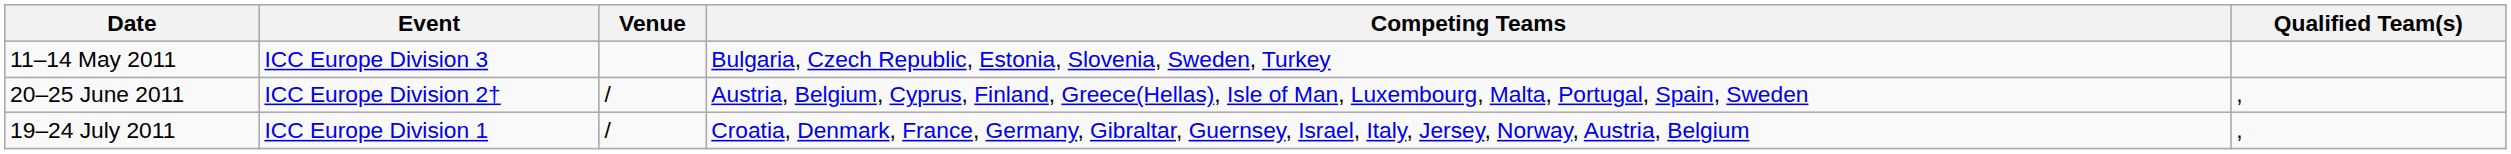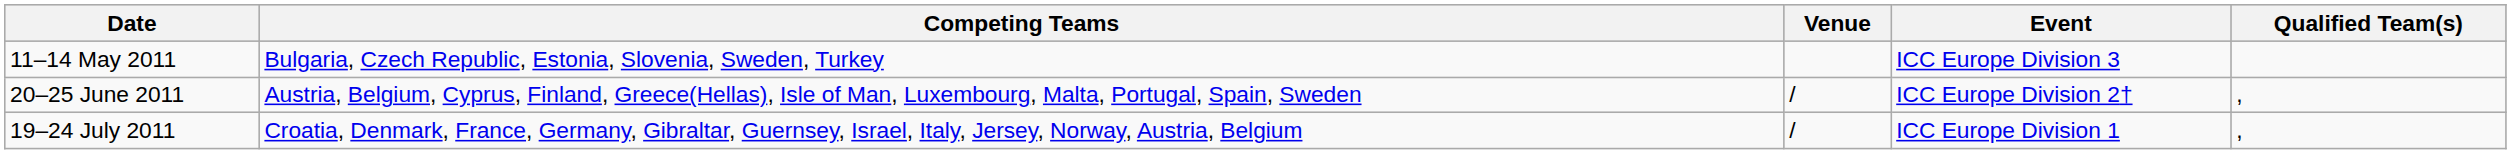columns swapped: (429, 23) <-> (1468, 23)
